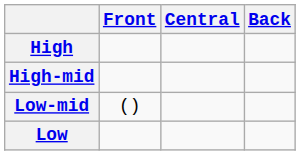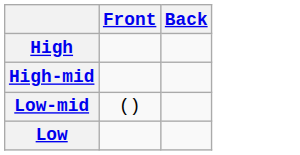- column: (202, 19)
